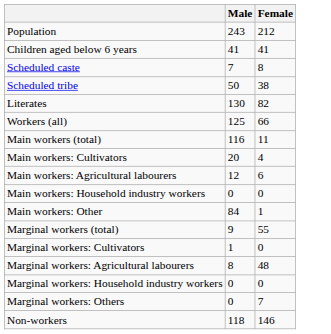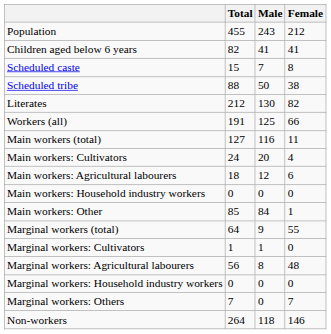+ column: (240, 13)
